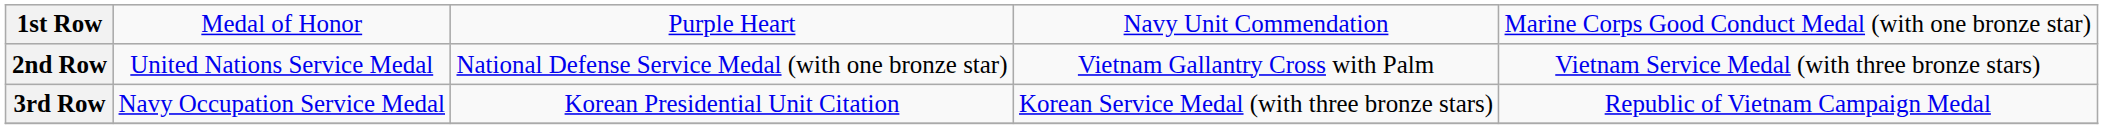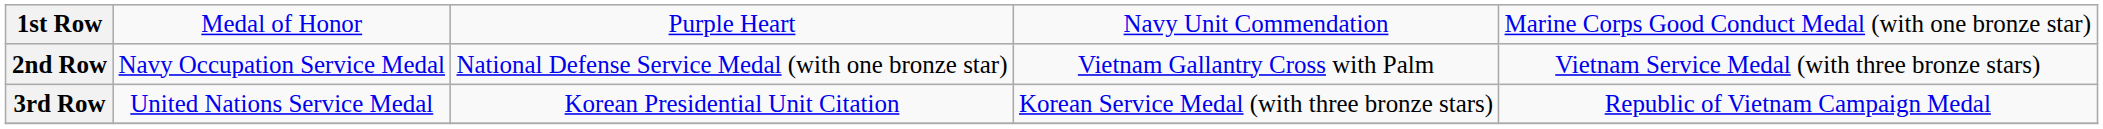(282, 63) United Nations Service Medal -> (282, 63) Navy Occupation Service Medal
(282, 103) Navy Occupation Service Medal -> (282, 103) United Nations Service Medal
